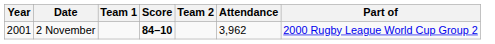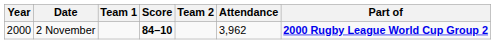(19, 30) 2001 -> (19, 30) 2000
(381, 30) normal -> (386, 30) bold
